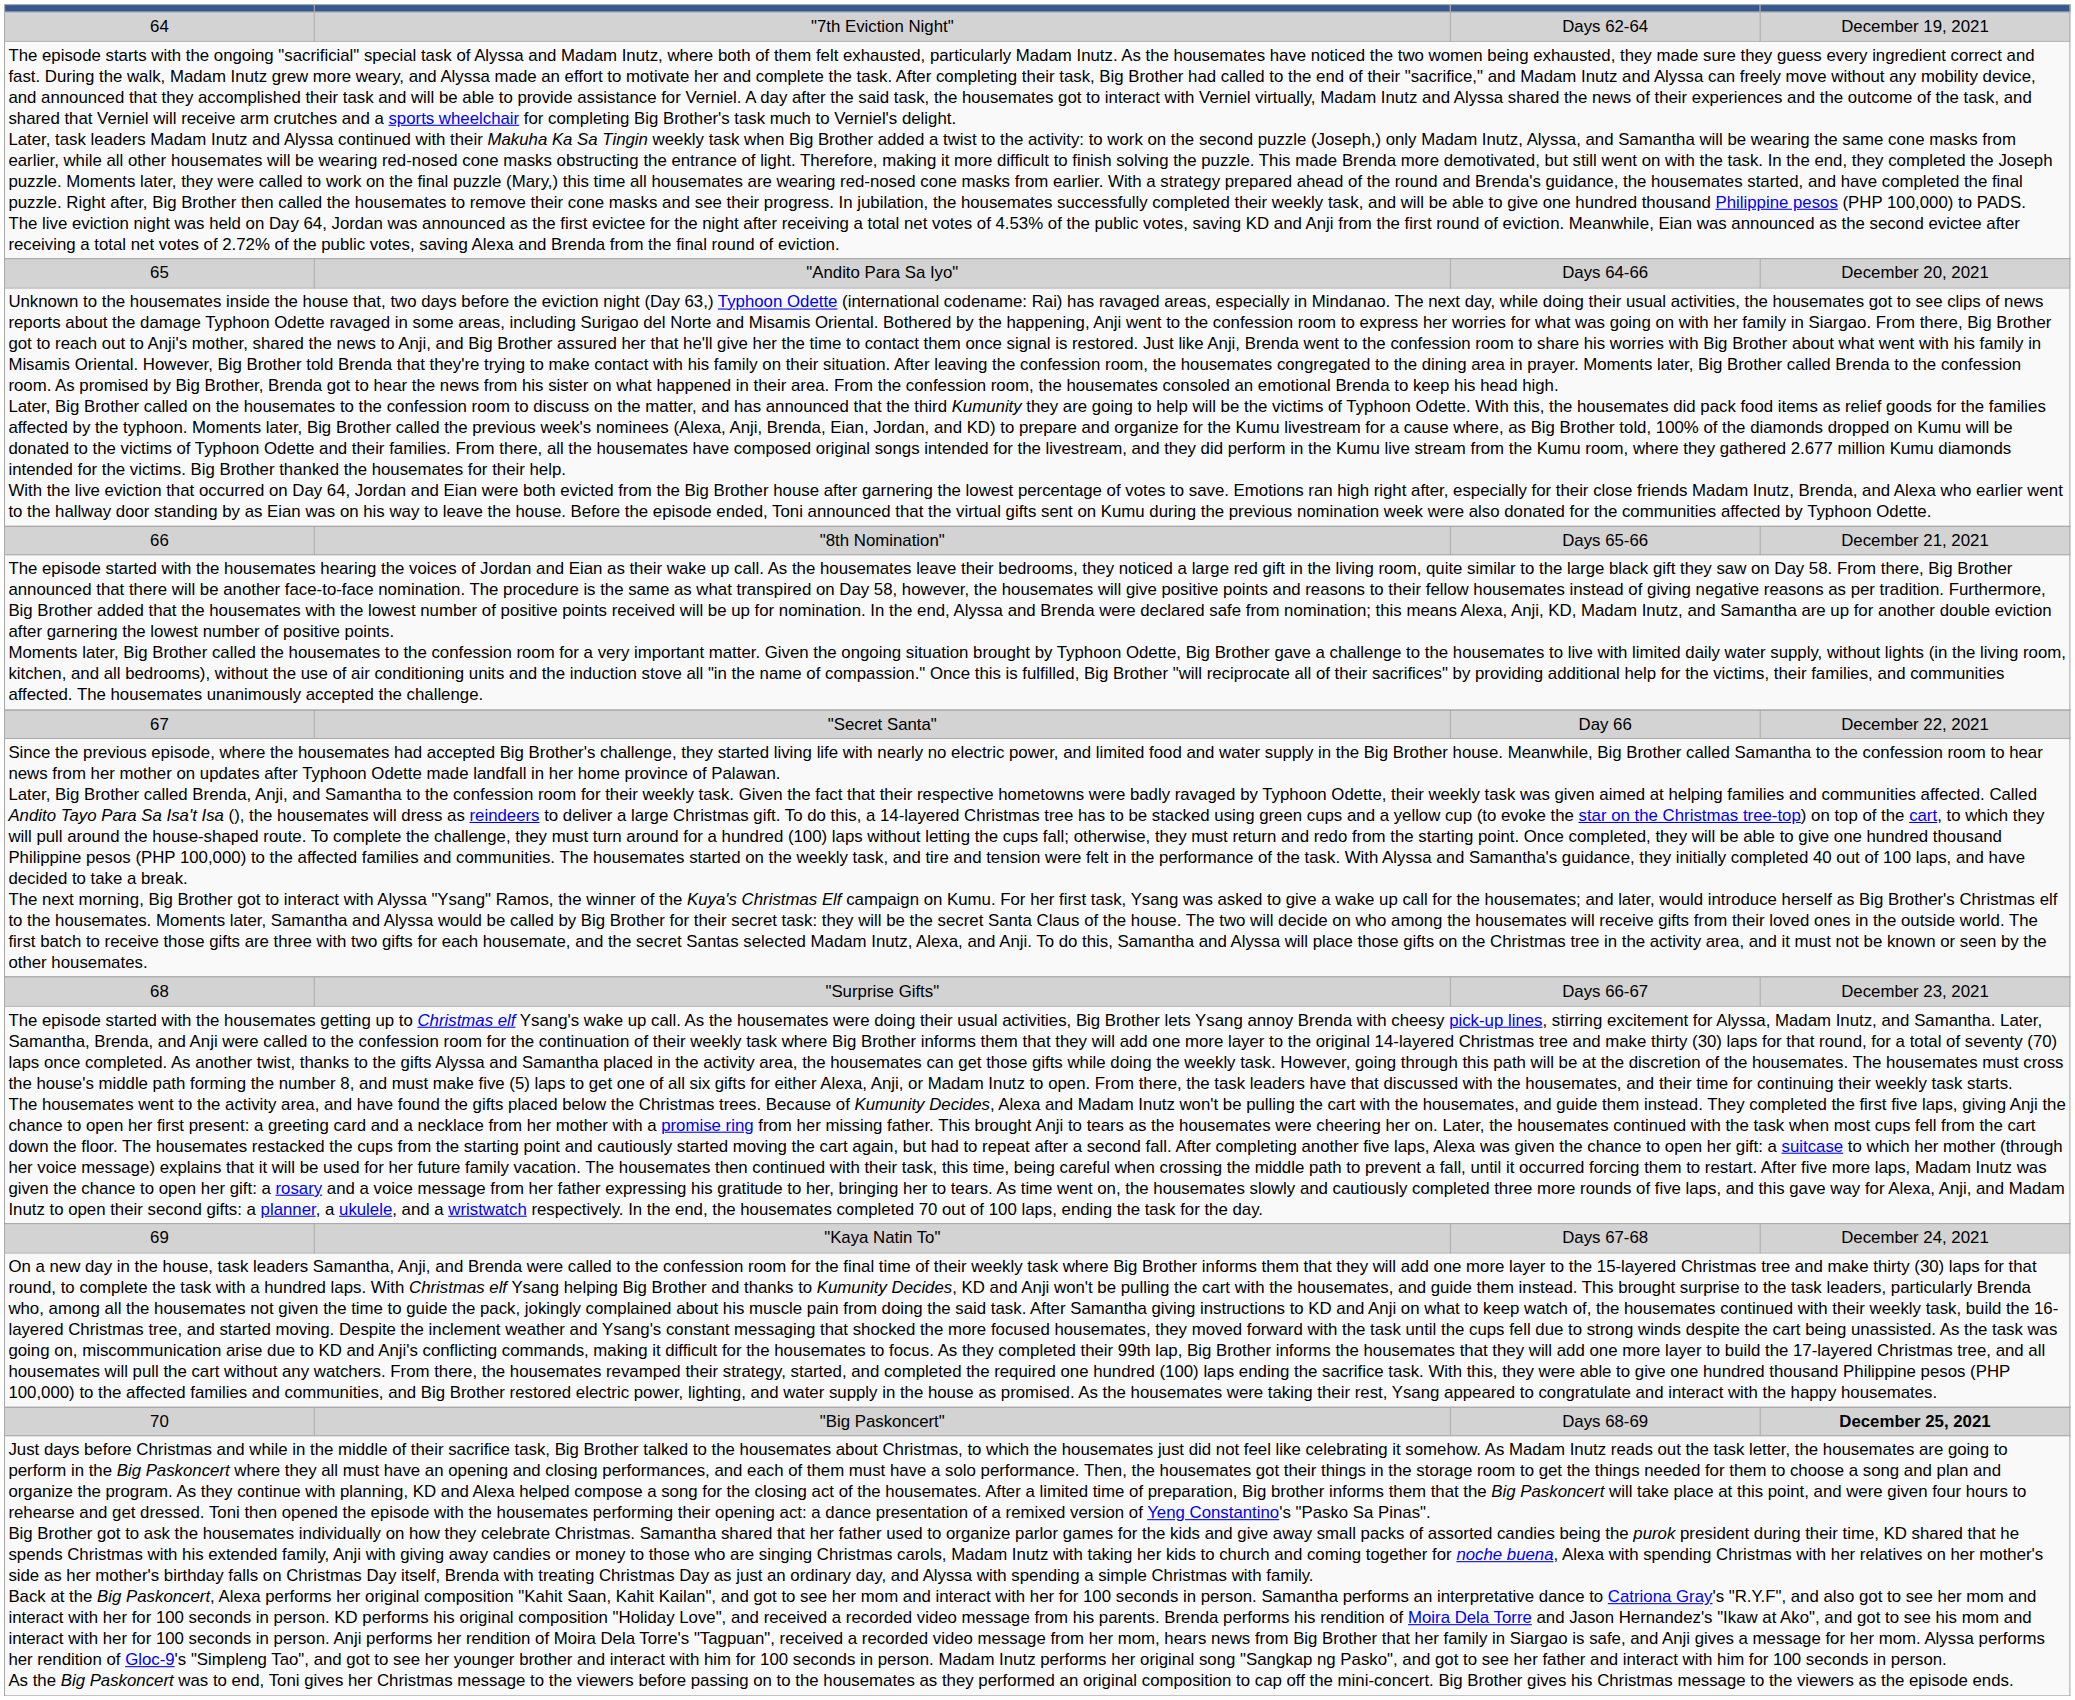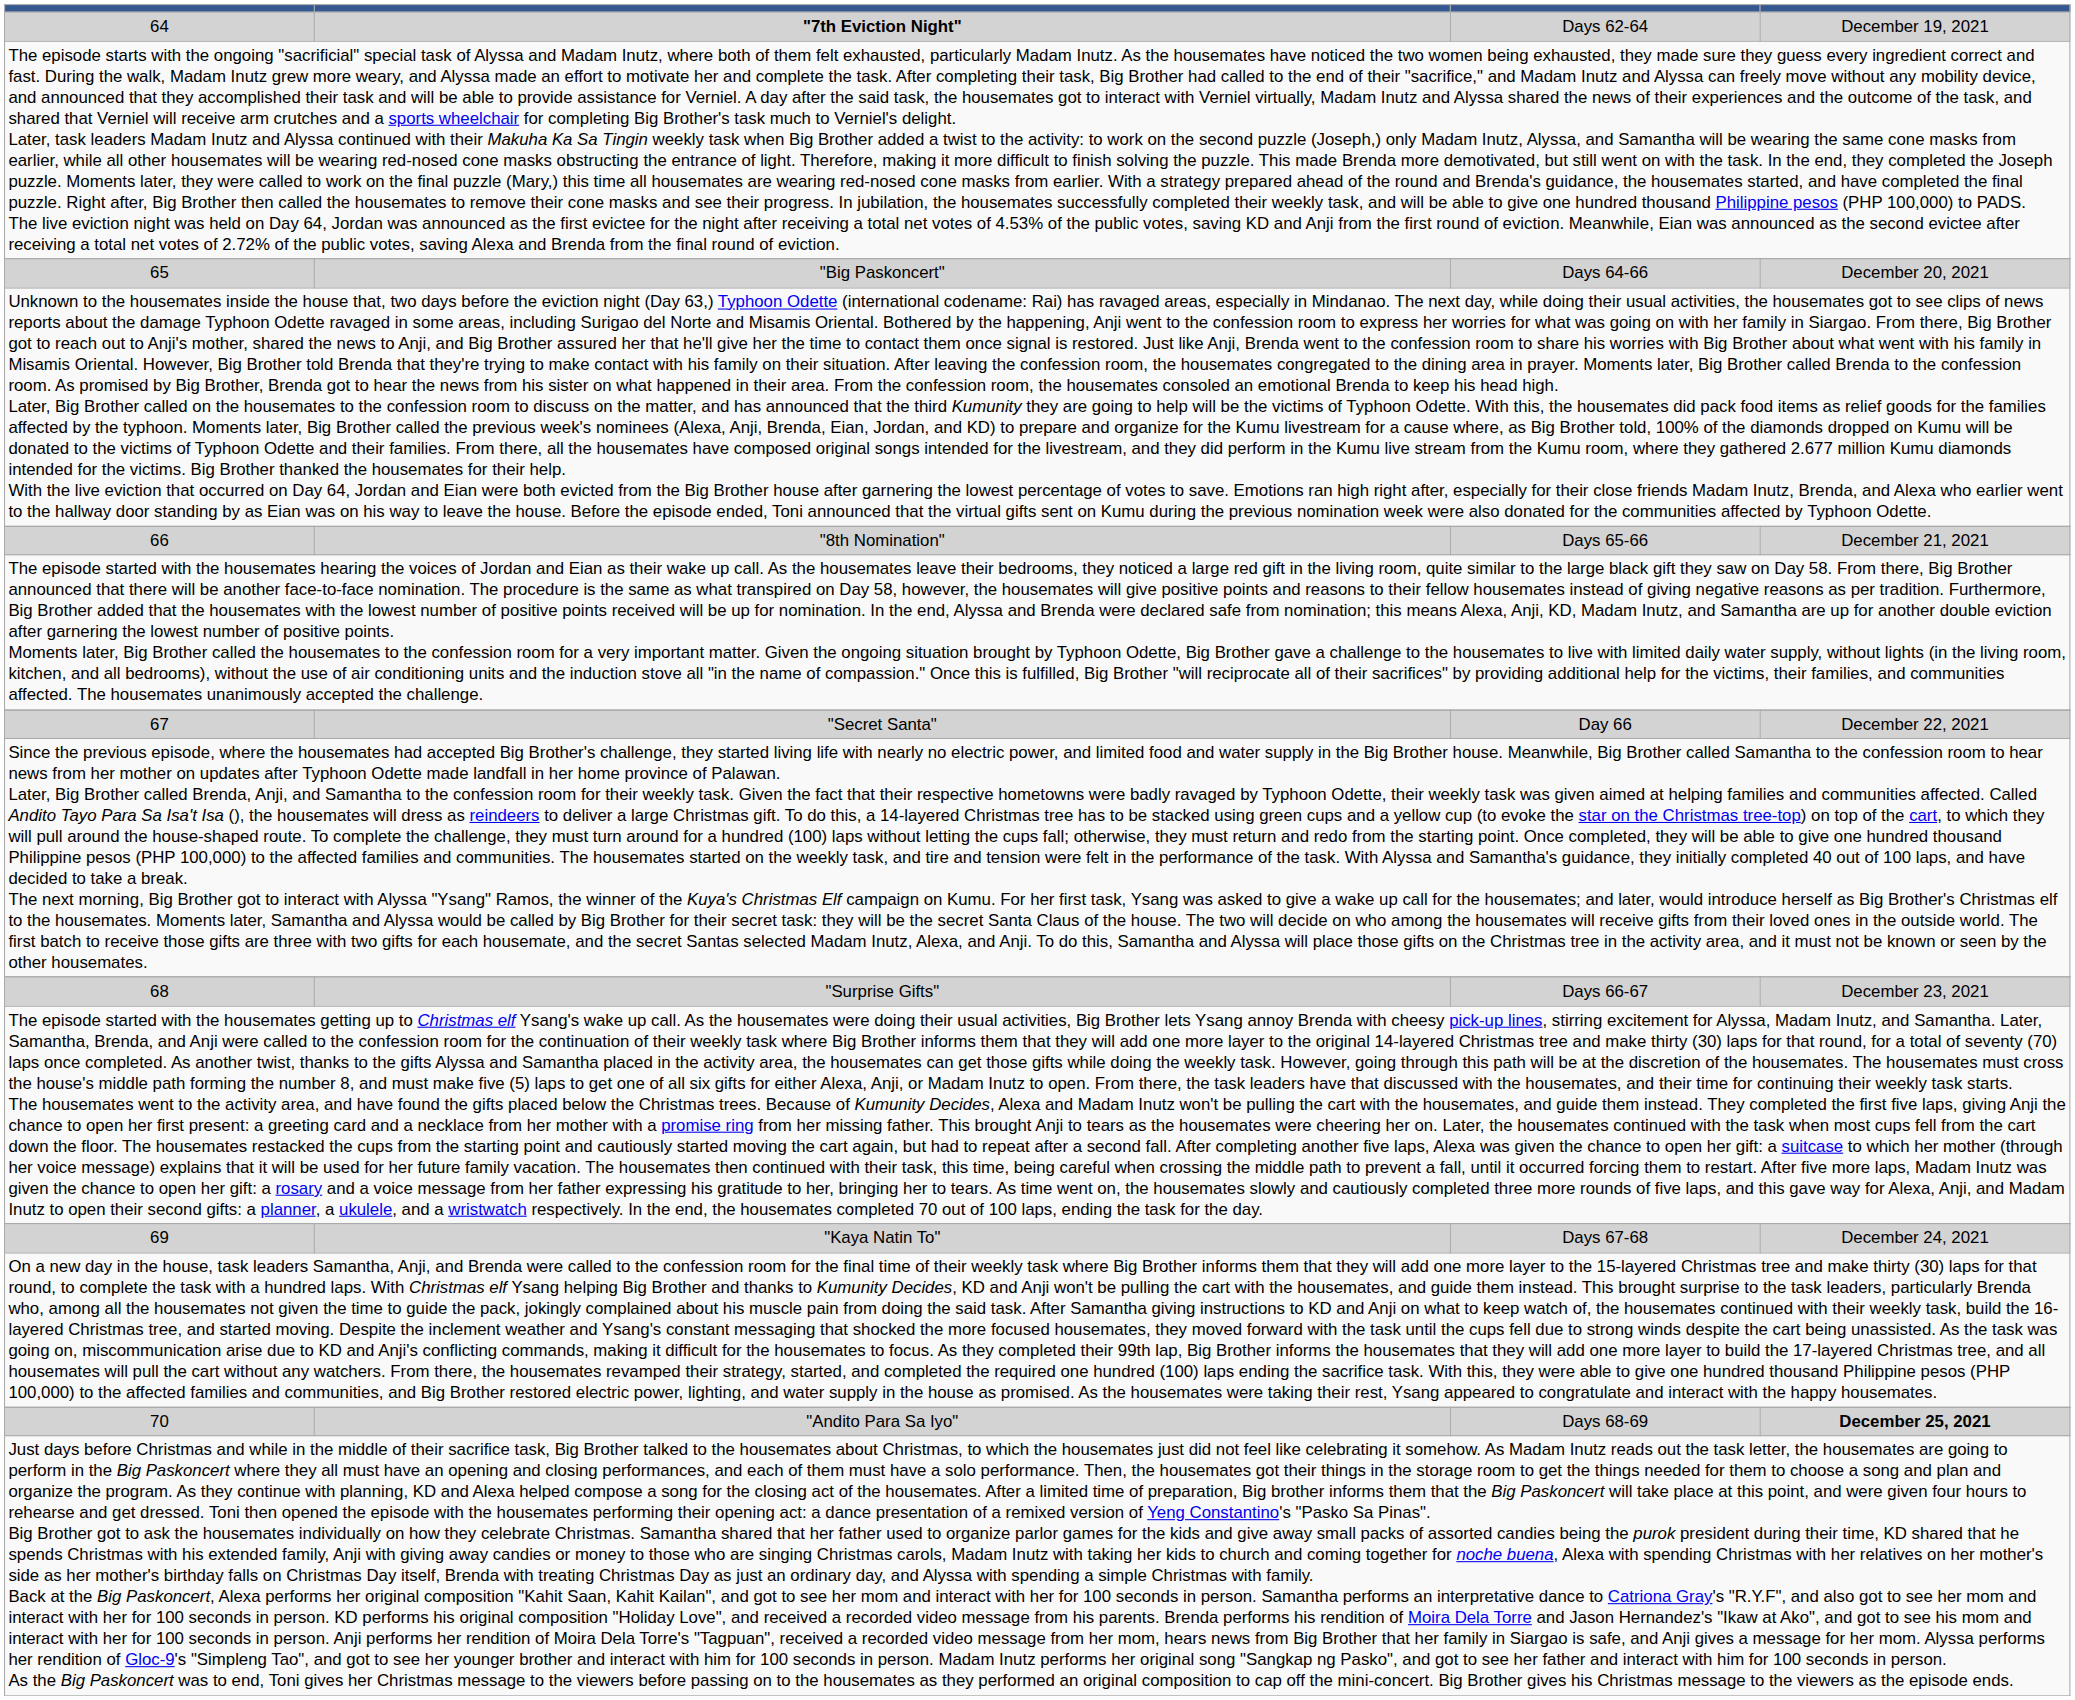(882, 26) normal -> (882, 26) bold
(882, 273) "Andito Para Sa Iyo" -> (882, 273) "Big Paskoncert"
(882, 1421) "Big Paskoncert" -> (882, 1421) "Andito Para Sa Iyo"
